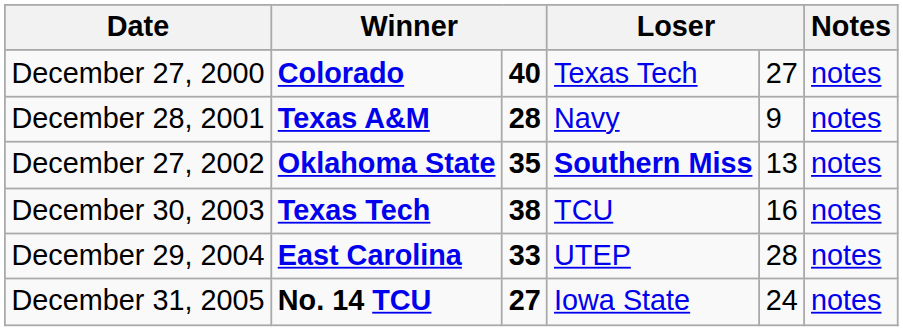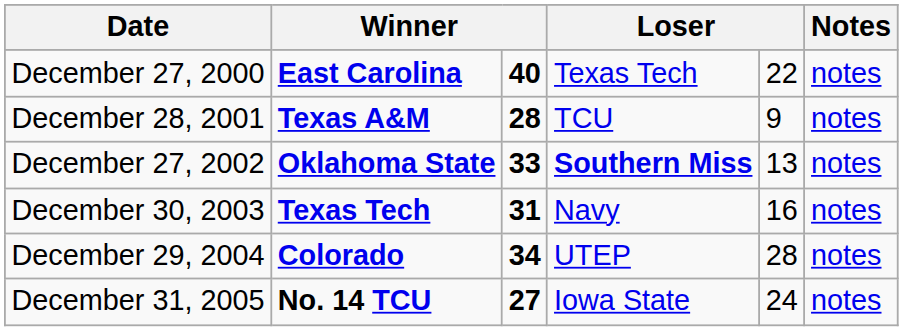(341, 73) Colorado -> (370, 73) East Carolina
(782, 73) 27 -> (782, 73) 22
(587, 118) Navy -> (584, 118) TCU
(525, 164) 35 -> (525, 164) 33
(525, 210) 38 -> (525, 210) 31
(584, 210) TCU -> (587, 210) Navy
(370, 255) East Carolina -> (341, 255) Colorado
(525, 255) 33 -> (525, 255) 34
